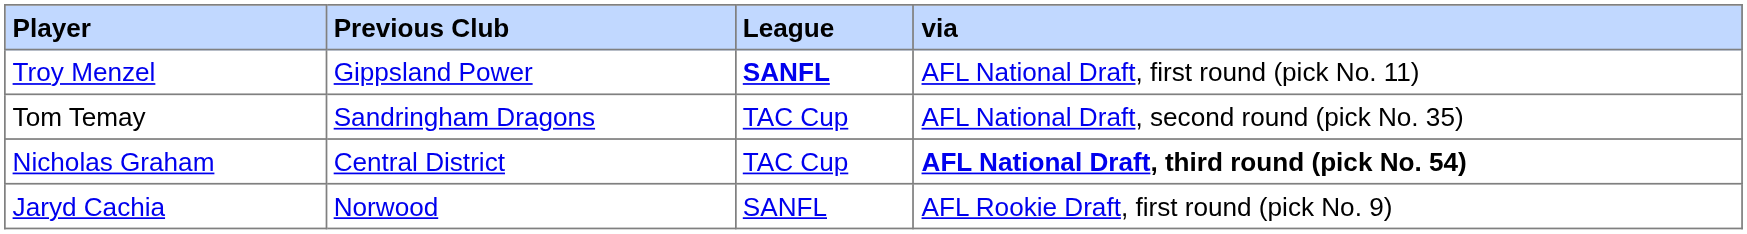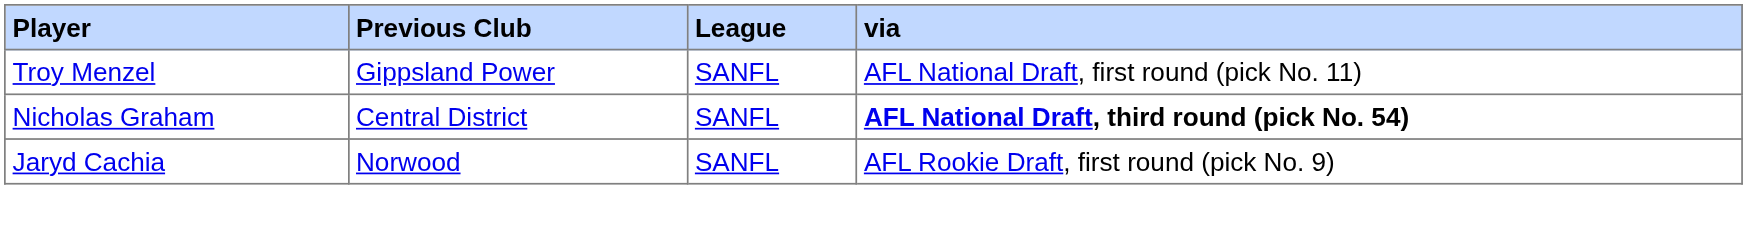(786, 72) bold -> (737, 72) normal
- row: (79, 117)
(796, 161) TAC Cup -> (737, 117) SANFL
